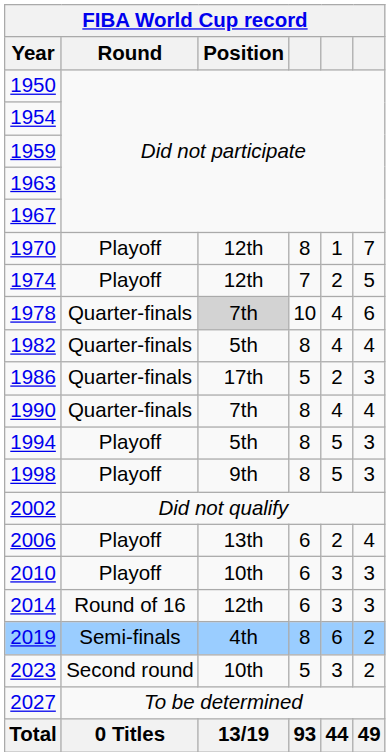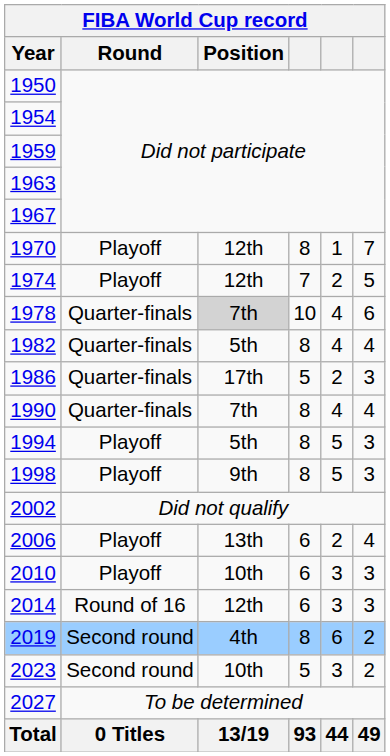(130, 637) Semi-finals -> (130, 637) Second round
